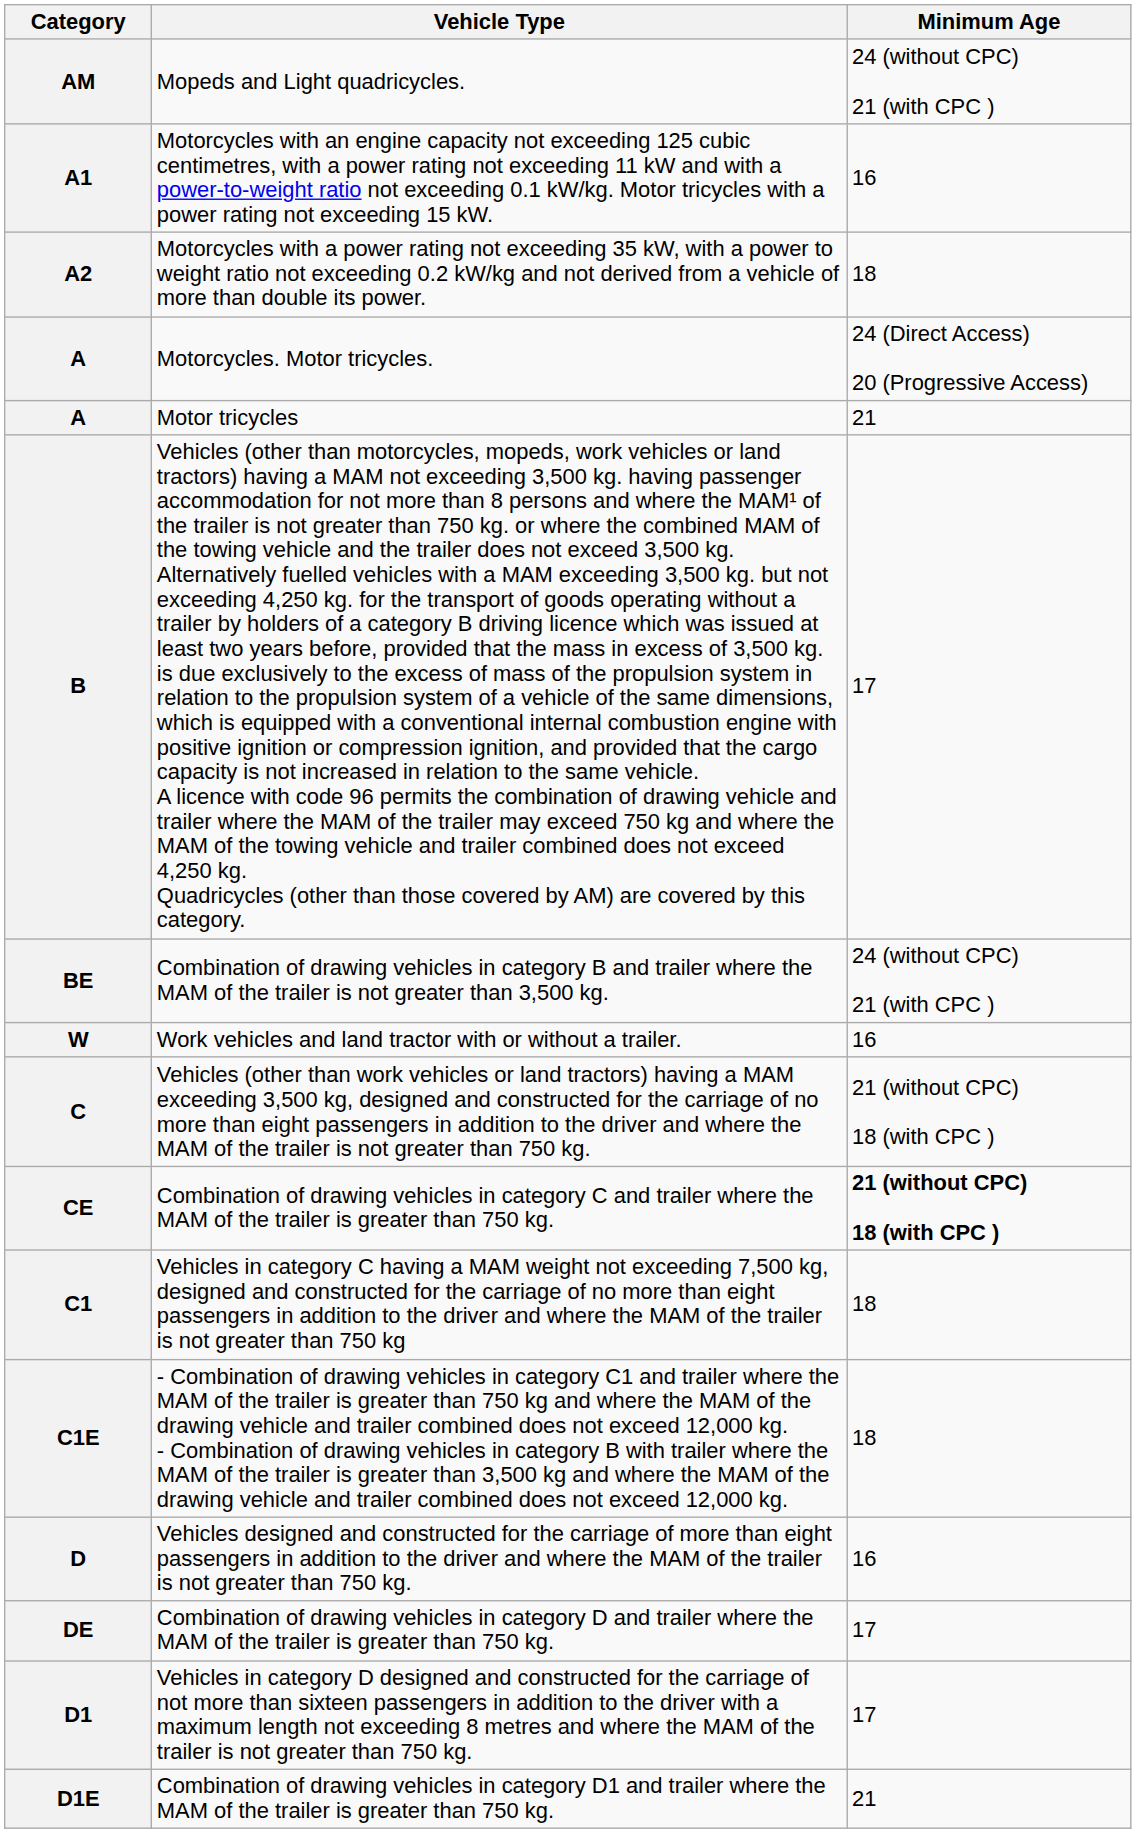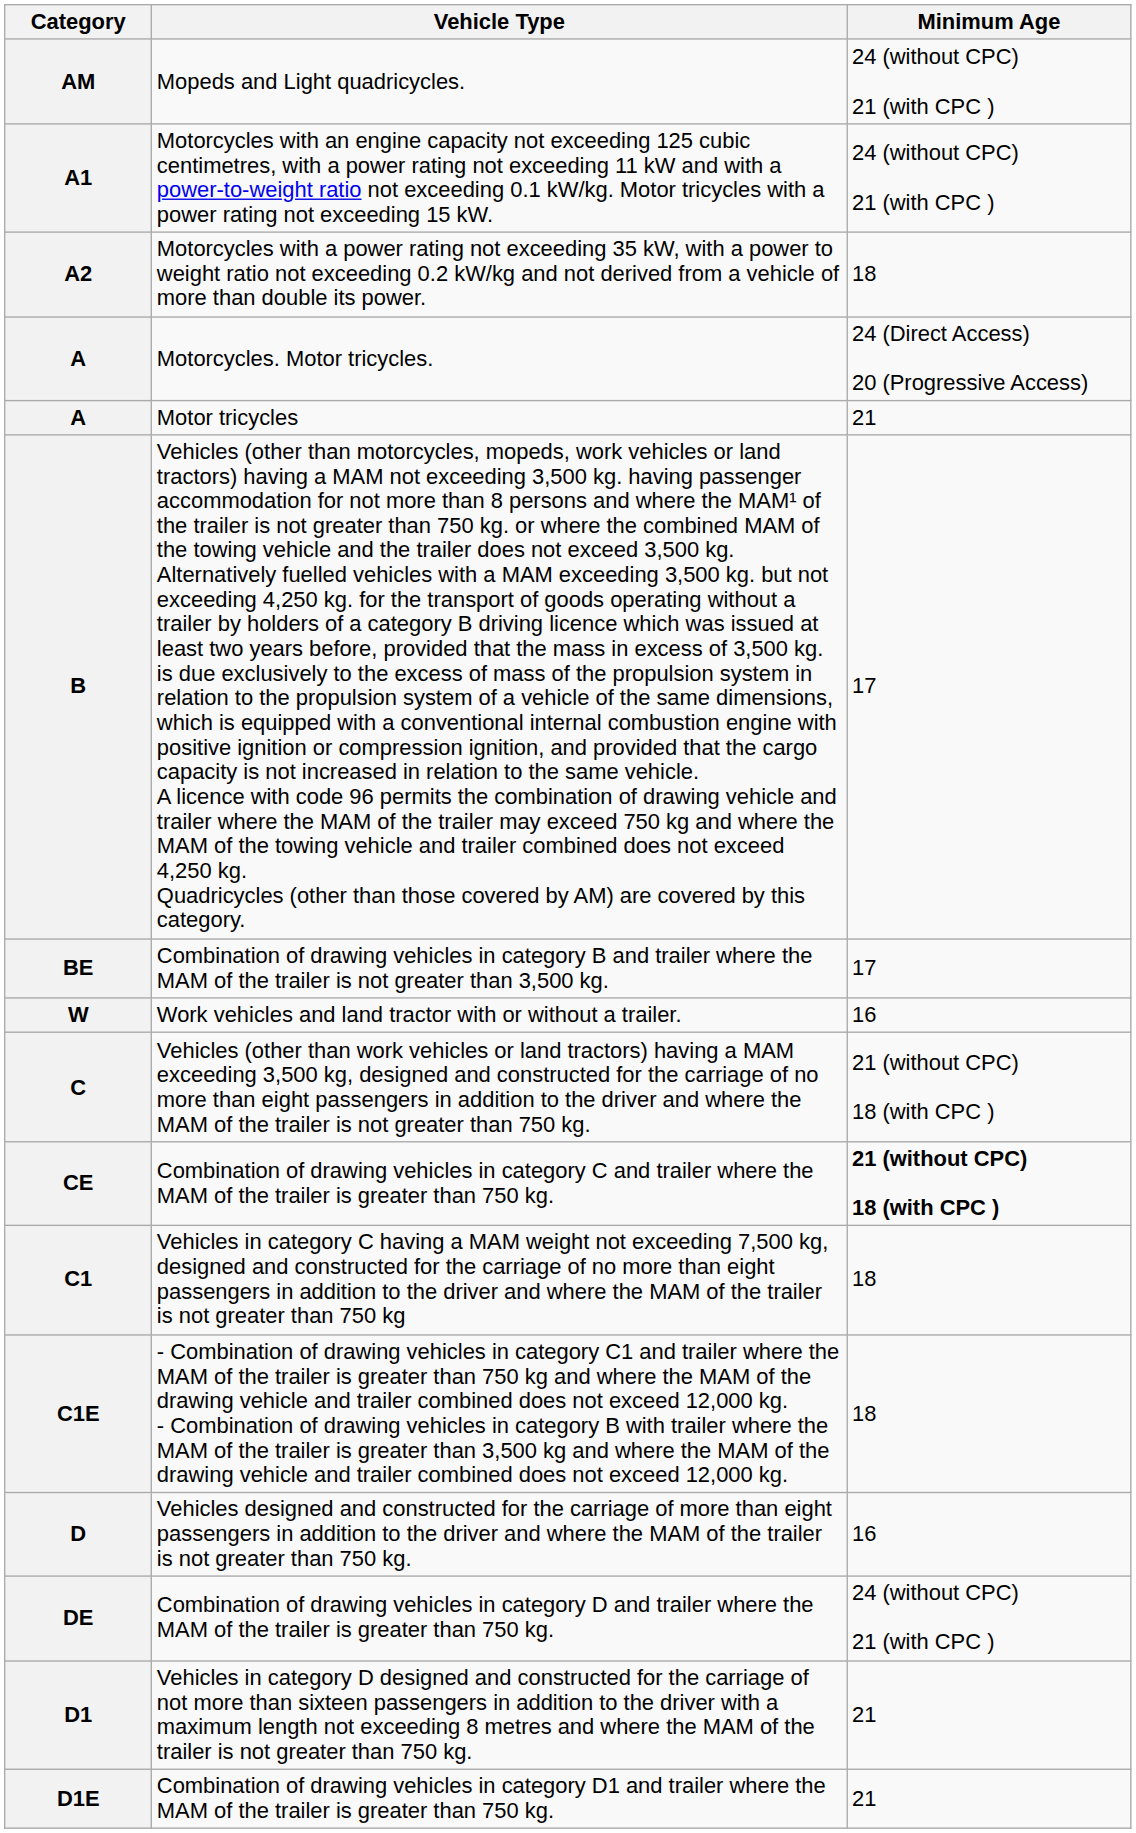(989, 178) 16 -> (989, 178) 24 (without CPC) 21 (with CPC )
(989, 981) 24 (without CPC) 21 (with CPC ) -> (989, 968) 17
(989, 1631) 17 -> (989, 1618) 24 (without CPC) 21 (with CPC )
(989, 1715) 17 -> (989, 1715) 21
